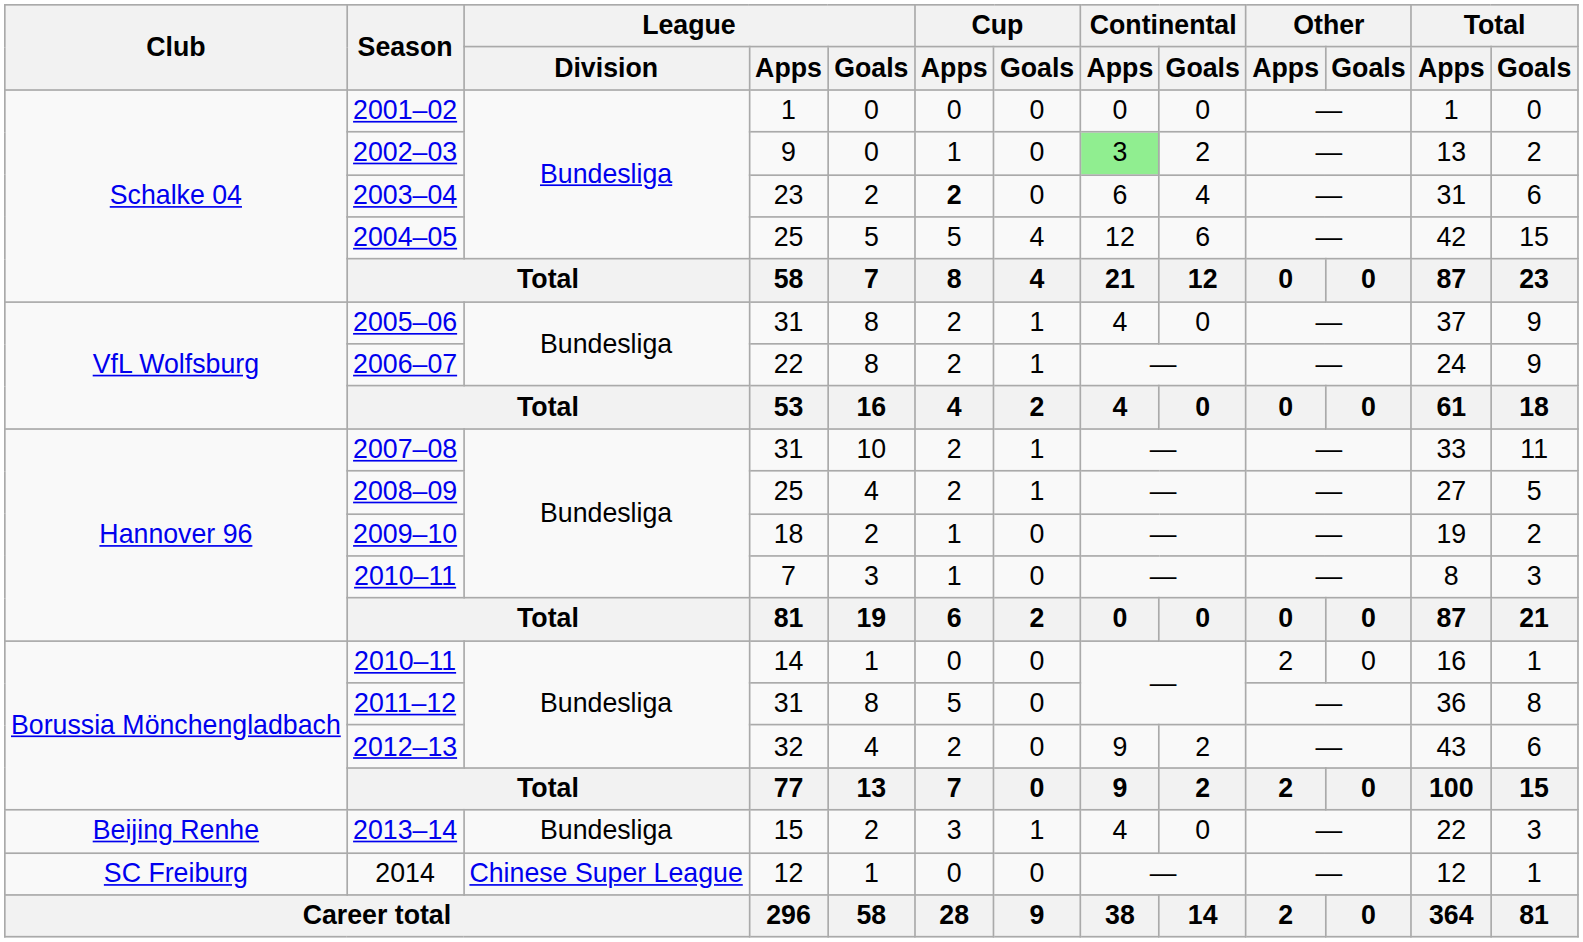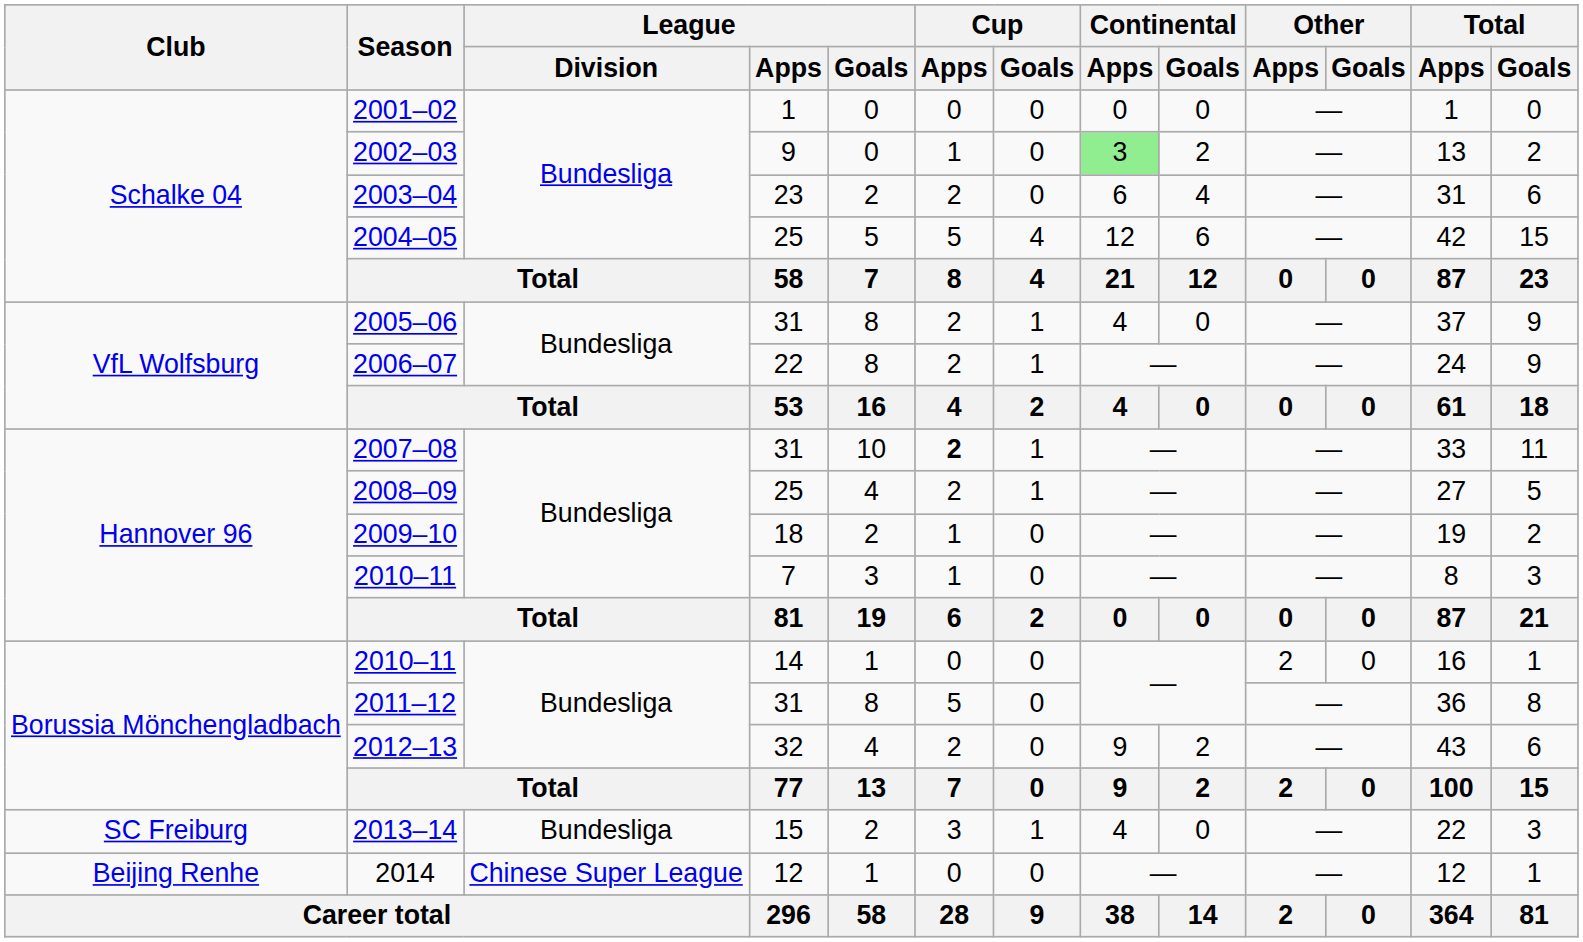(954, 195) bold -> (954, 195) normal
(954, 449) normal -> (954, 449) bold
(176, 830) Beijing Renhe -> (176, 830) SC Freiburg
(176, 873) SC Freiburg -> (176, 873) Beijing Renhe
